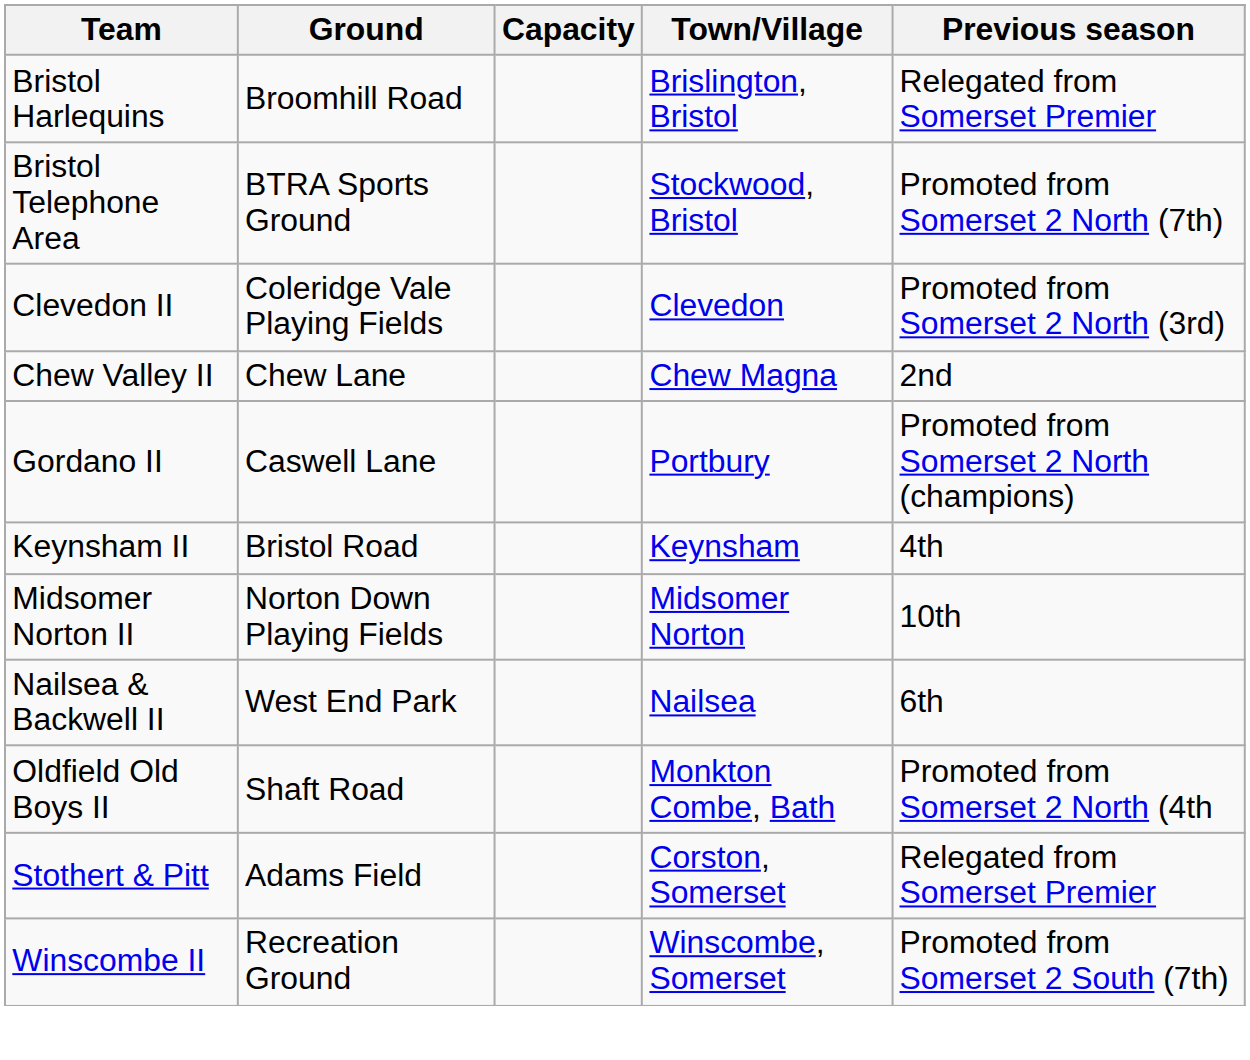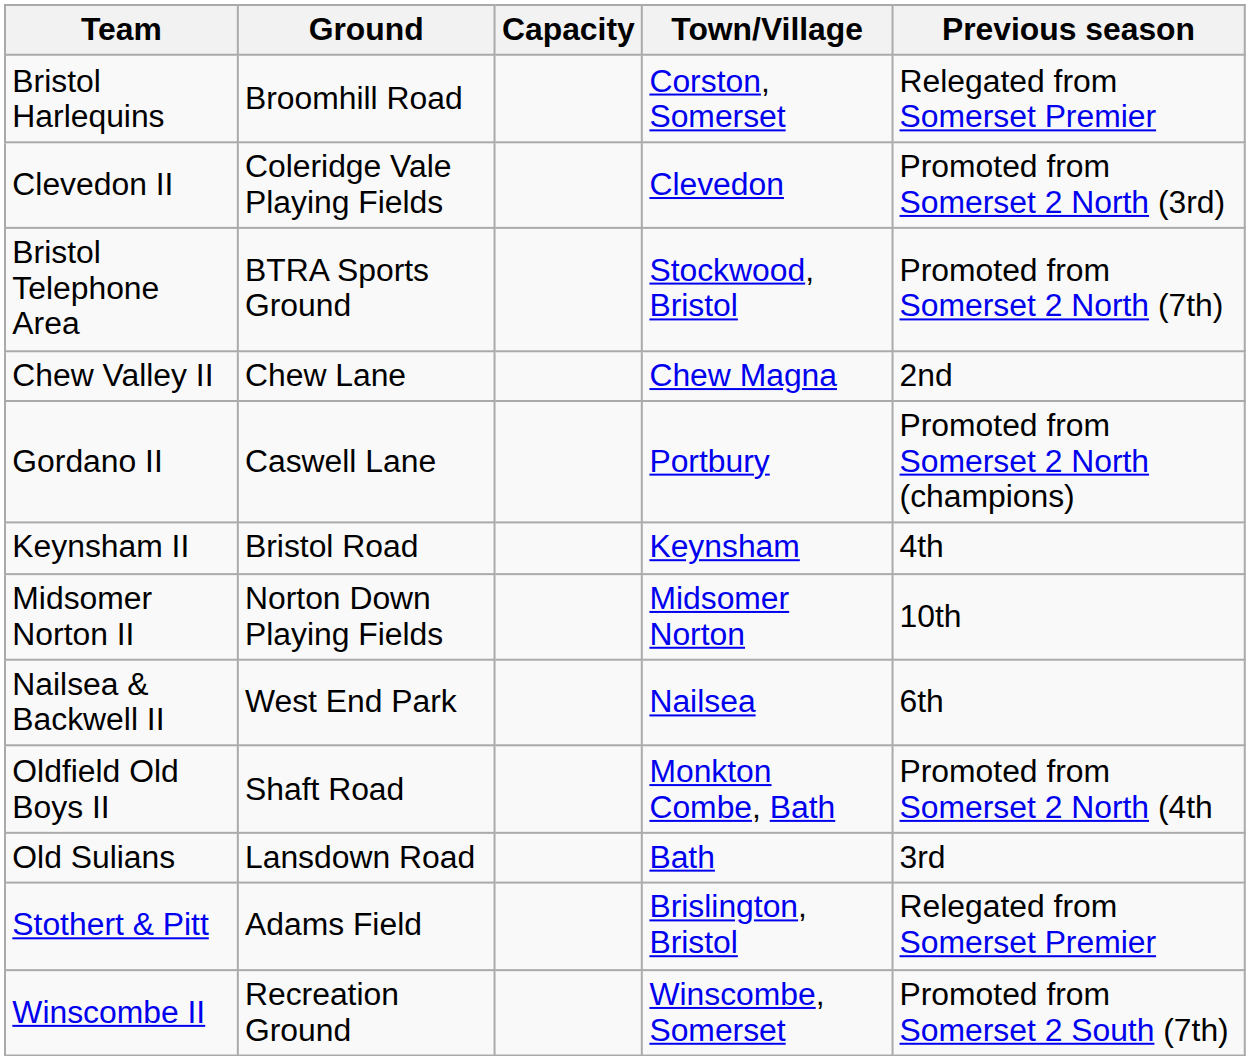(728, 98) Brislington, Bristol -> (718, 98) Corston, Somerset
rows swapped: (86, 202) <-> (93, 306)
+ row: (94, 857)
(718, 875) Corston, Somerset -> (728, 925) Brislington, Bristol
